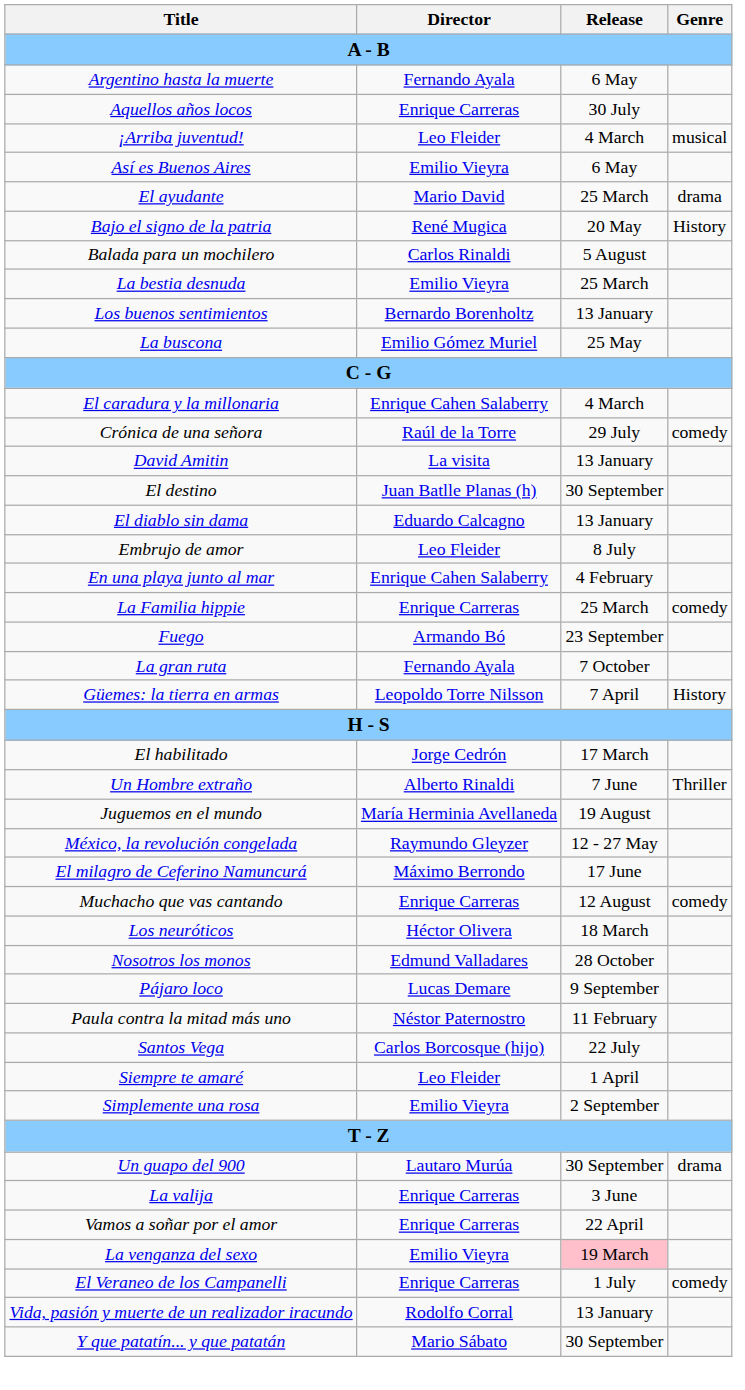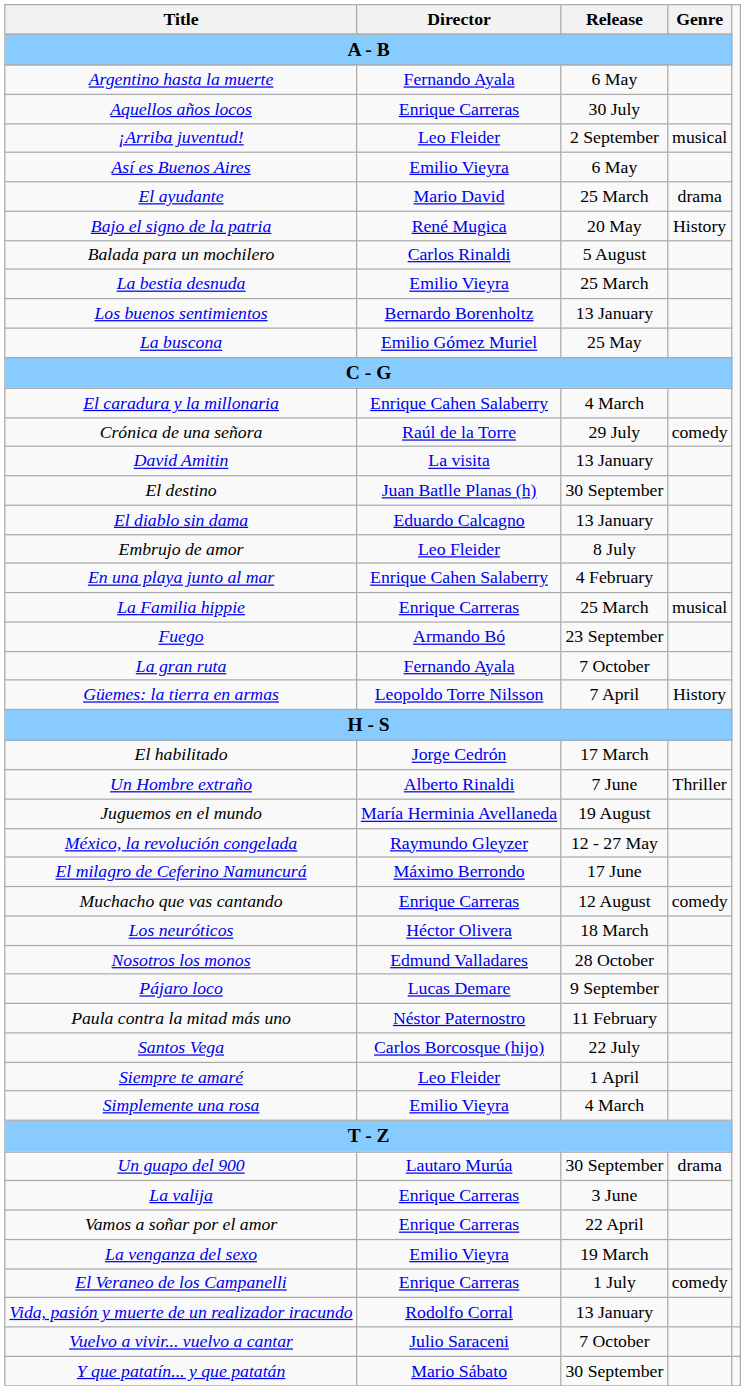(614, 138) 4 March -> (614, 138) 2 September
(700, 607) comedy -> (700, 607) musical
(614, 1106) 2 September -> (614, 1106) 4 March
(614, 1254) pink background -> (614, 1254) no background
+ row: (181, 1341)
